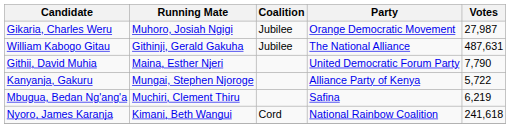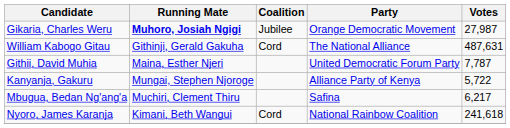(182, 30) normal -> (187, 30) bold
(276, 47) Jubilee -> (270, 47) Cord
(478, 64) 7,790 -> (478, 64) 7,787
(478, 98) 6,219 -> (478, 98) 6,217
